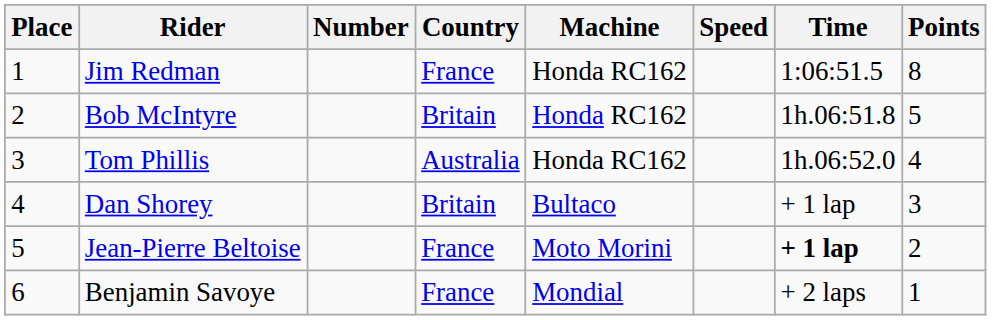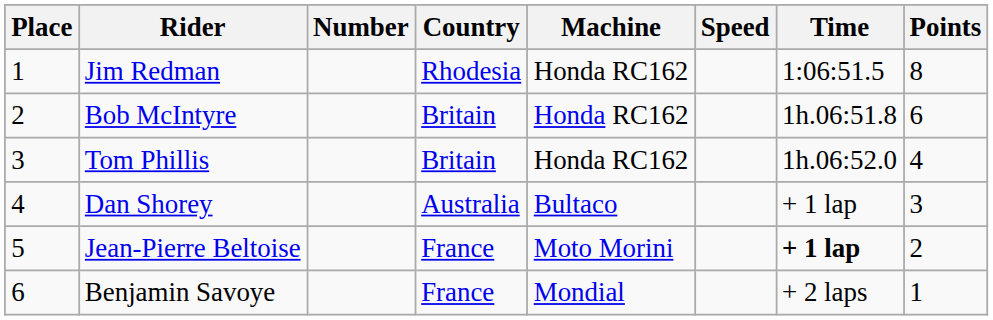(458, 71) France -> (471, 71) Rhodesia
(915, 115) 5 -> (916, 115) 6
(470, 159) Australia -> (459, 159) Britain
(459, 204) Britain -> (470, 204) Australia
